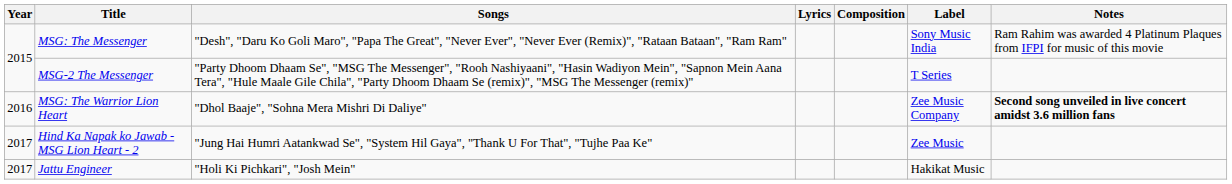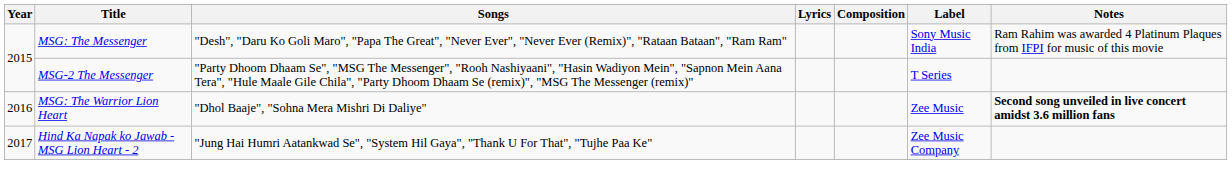(937, 108) Zee Music Company -> (937, 108) Zee Music
(937, 142) Zee Music -> (937, 142) Zee Music Company
- row: (75, 169)
